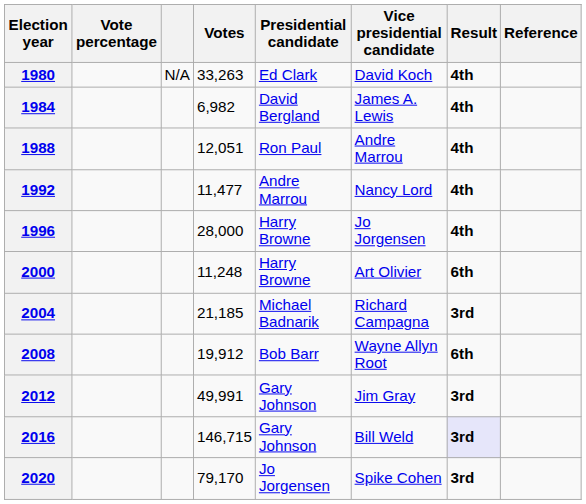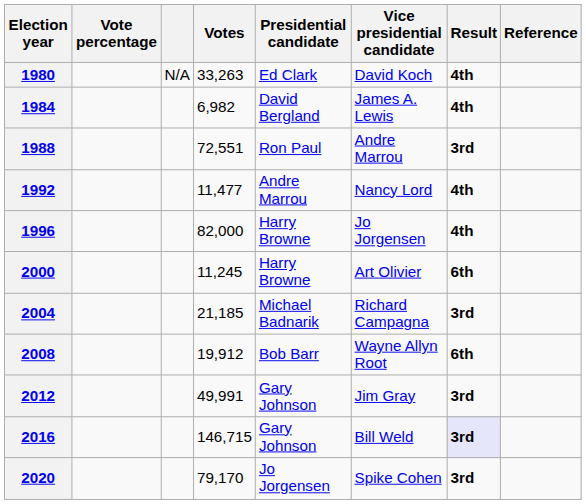(220, 148) 12,051 -> (220, 148) 72,551
(462, 148) 4th -> (462, 148) 3rd
(220, 231) 28,000 -> (220, 231) 82,000
(220, 272) 11,248 -> (220, 272) 11,245
